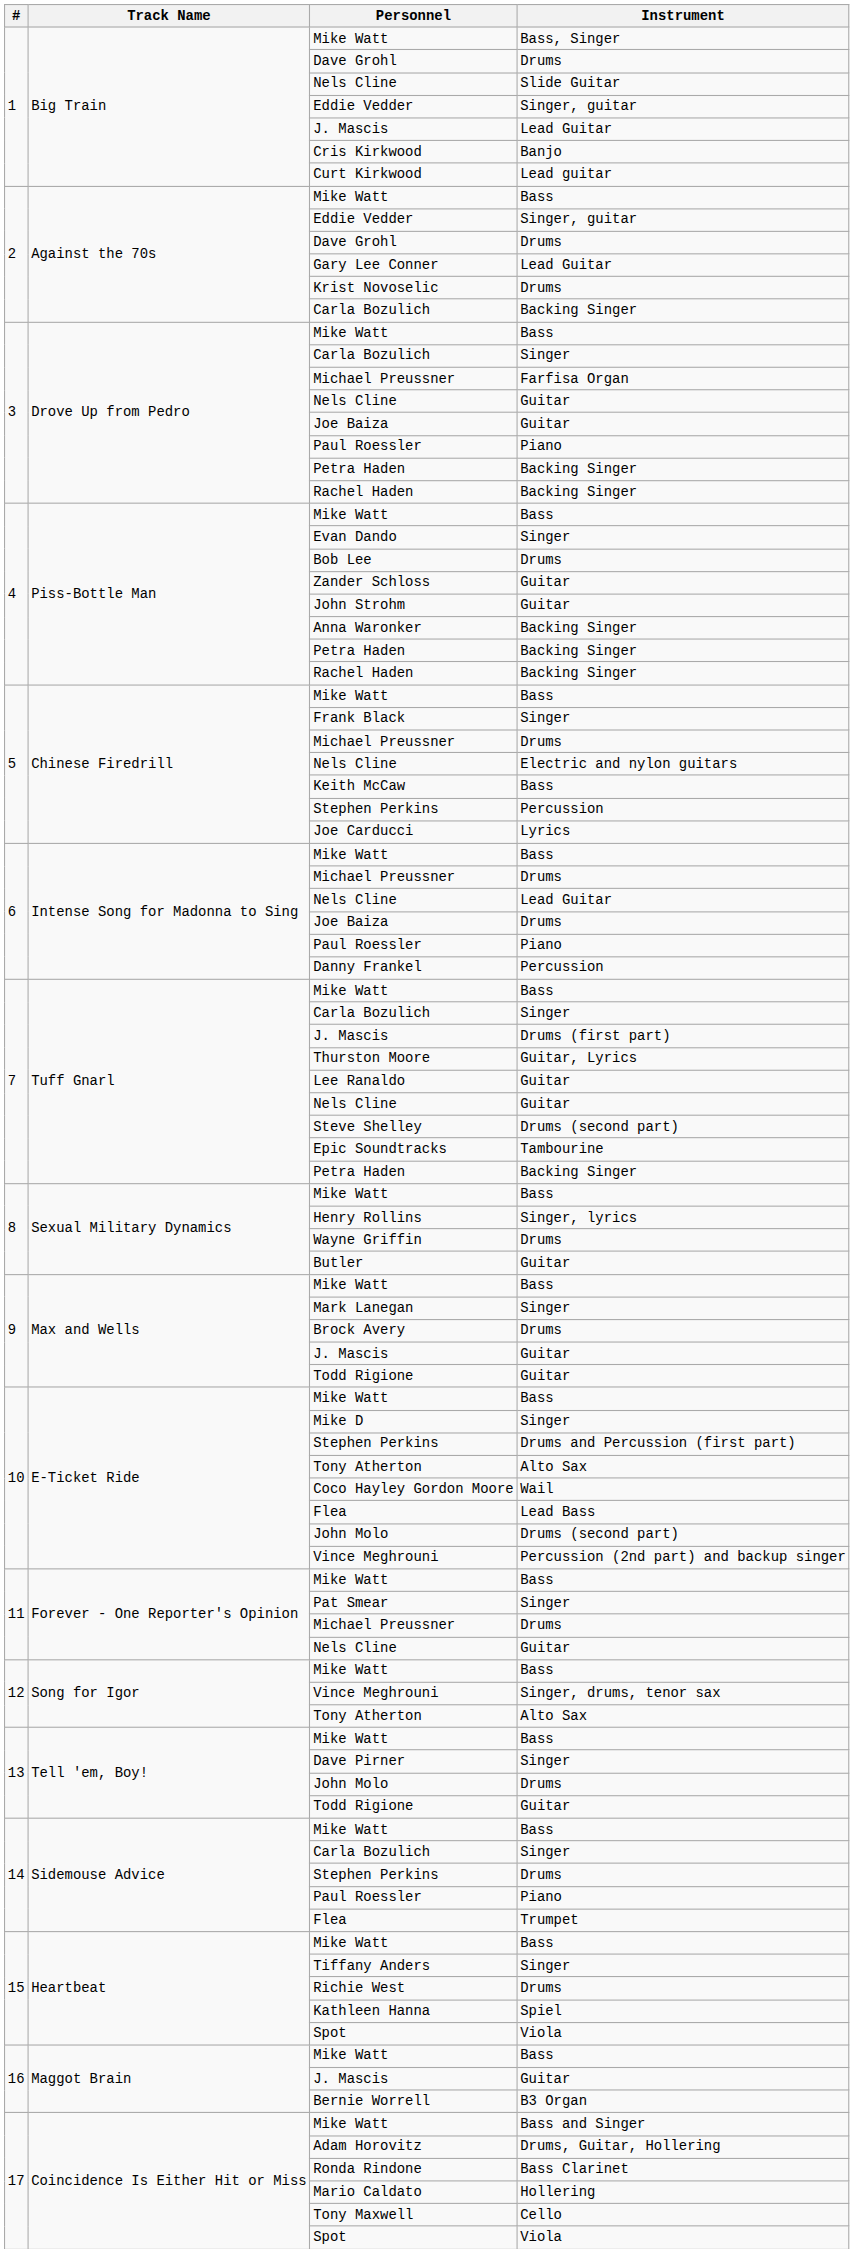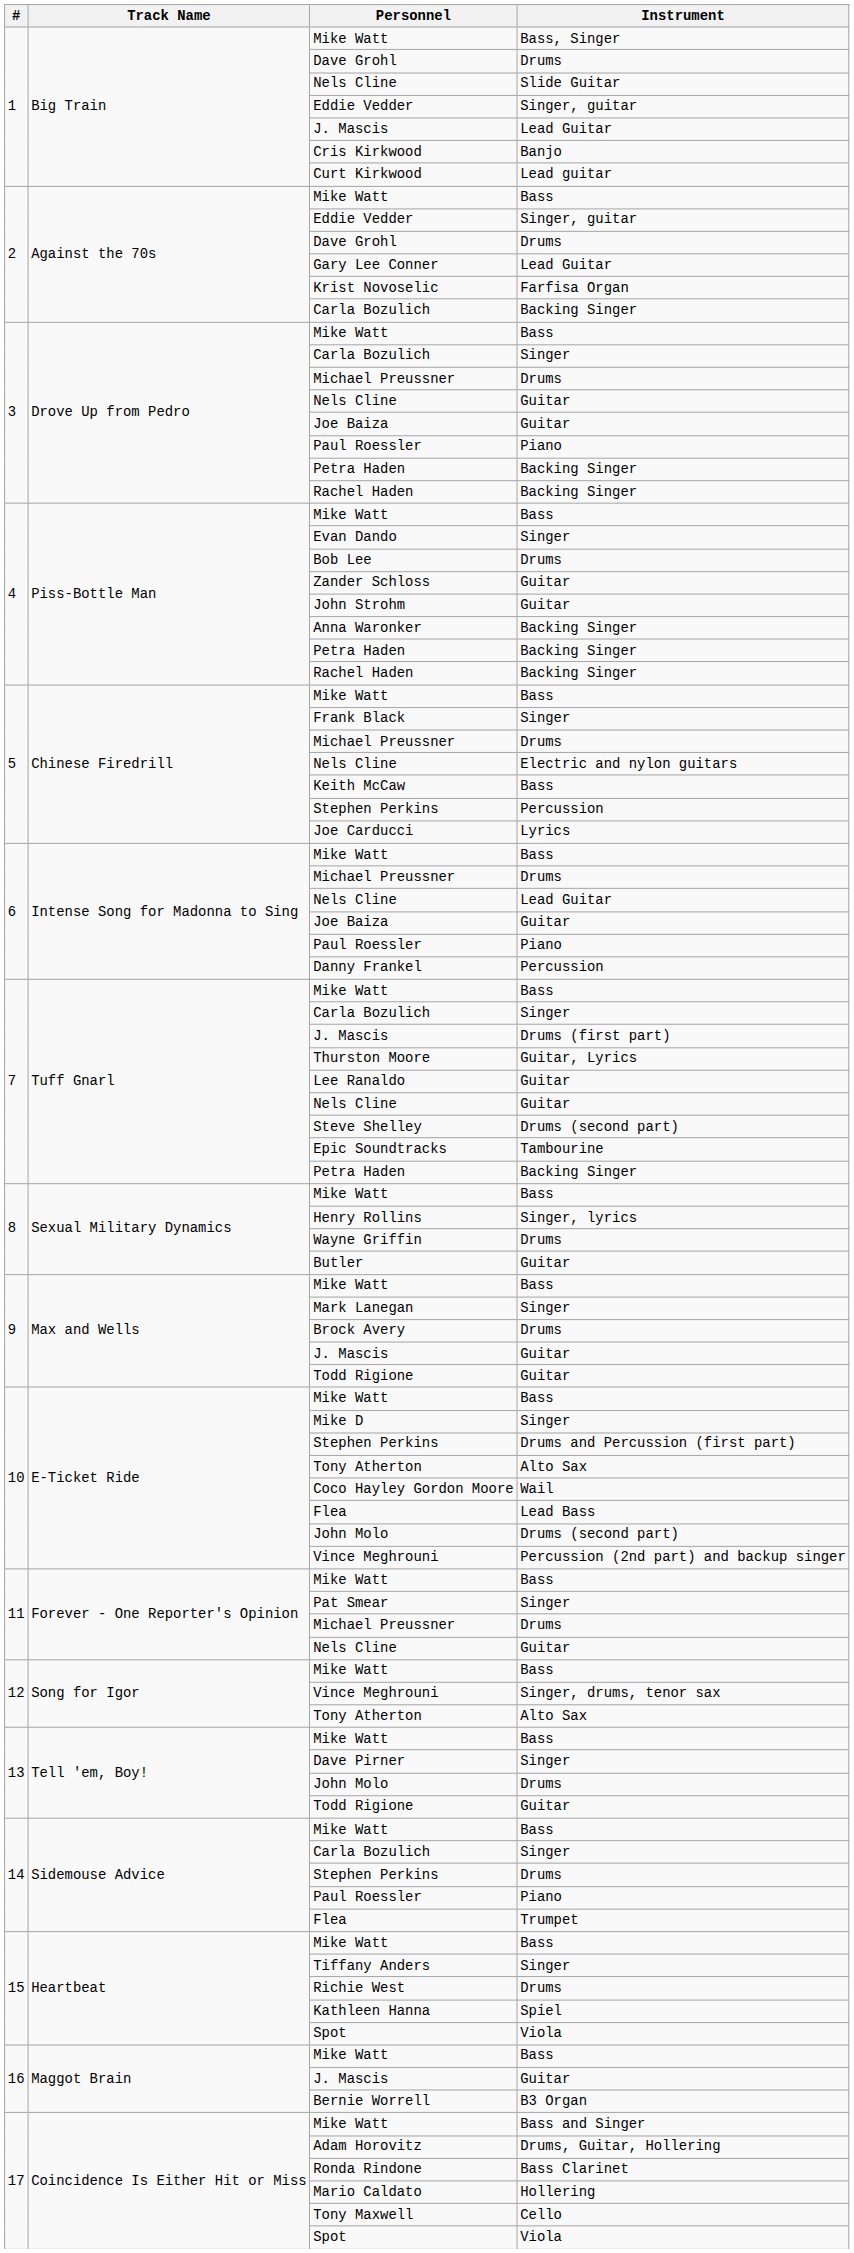(541, 288) Drums -> (574, 288) Farfisa Organ
(574, 379) Farfisa Organ -> (541, 379) Drums
(541, 923) Drums -> (545, 923) Guitar
